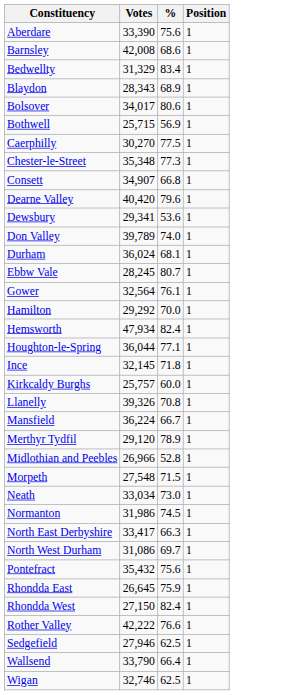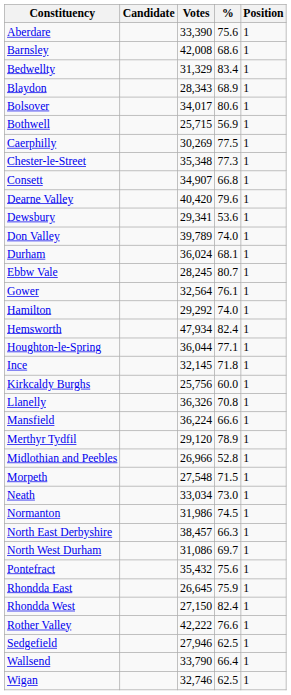+ column: (149, 13)
(139, 143) 30,270 -> (196, 143) 30,269
(170, 310) 70.0 -> (228, 310) 74.0
(139, 384) 25,757 -> (196, 384) 25,756
(139, 402) 39,326 -> (196, 402) 36,326
(170, 421) 66.7 -> (228, 421) 66.6
(139, 532) 33,417 -> (196, 532) 38,457
